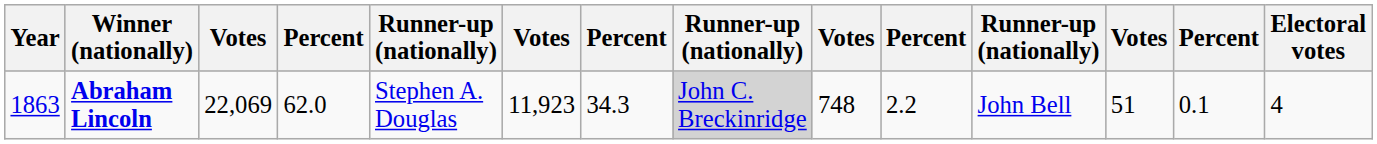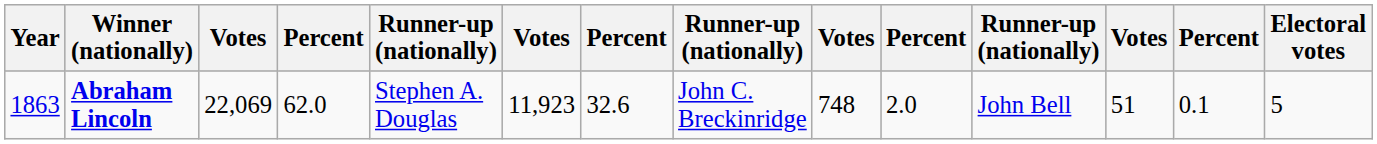(608, 104) 34.3 -> (608, 104) 32.6
(742, 104) lightgrey background -> (742, 104) no background
(901, 104) 2.2 -> (901, 104) 2.0
(1277, 104) 4 -> (1277, 104) 5
